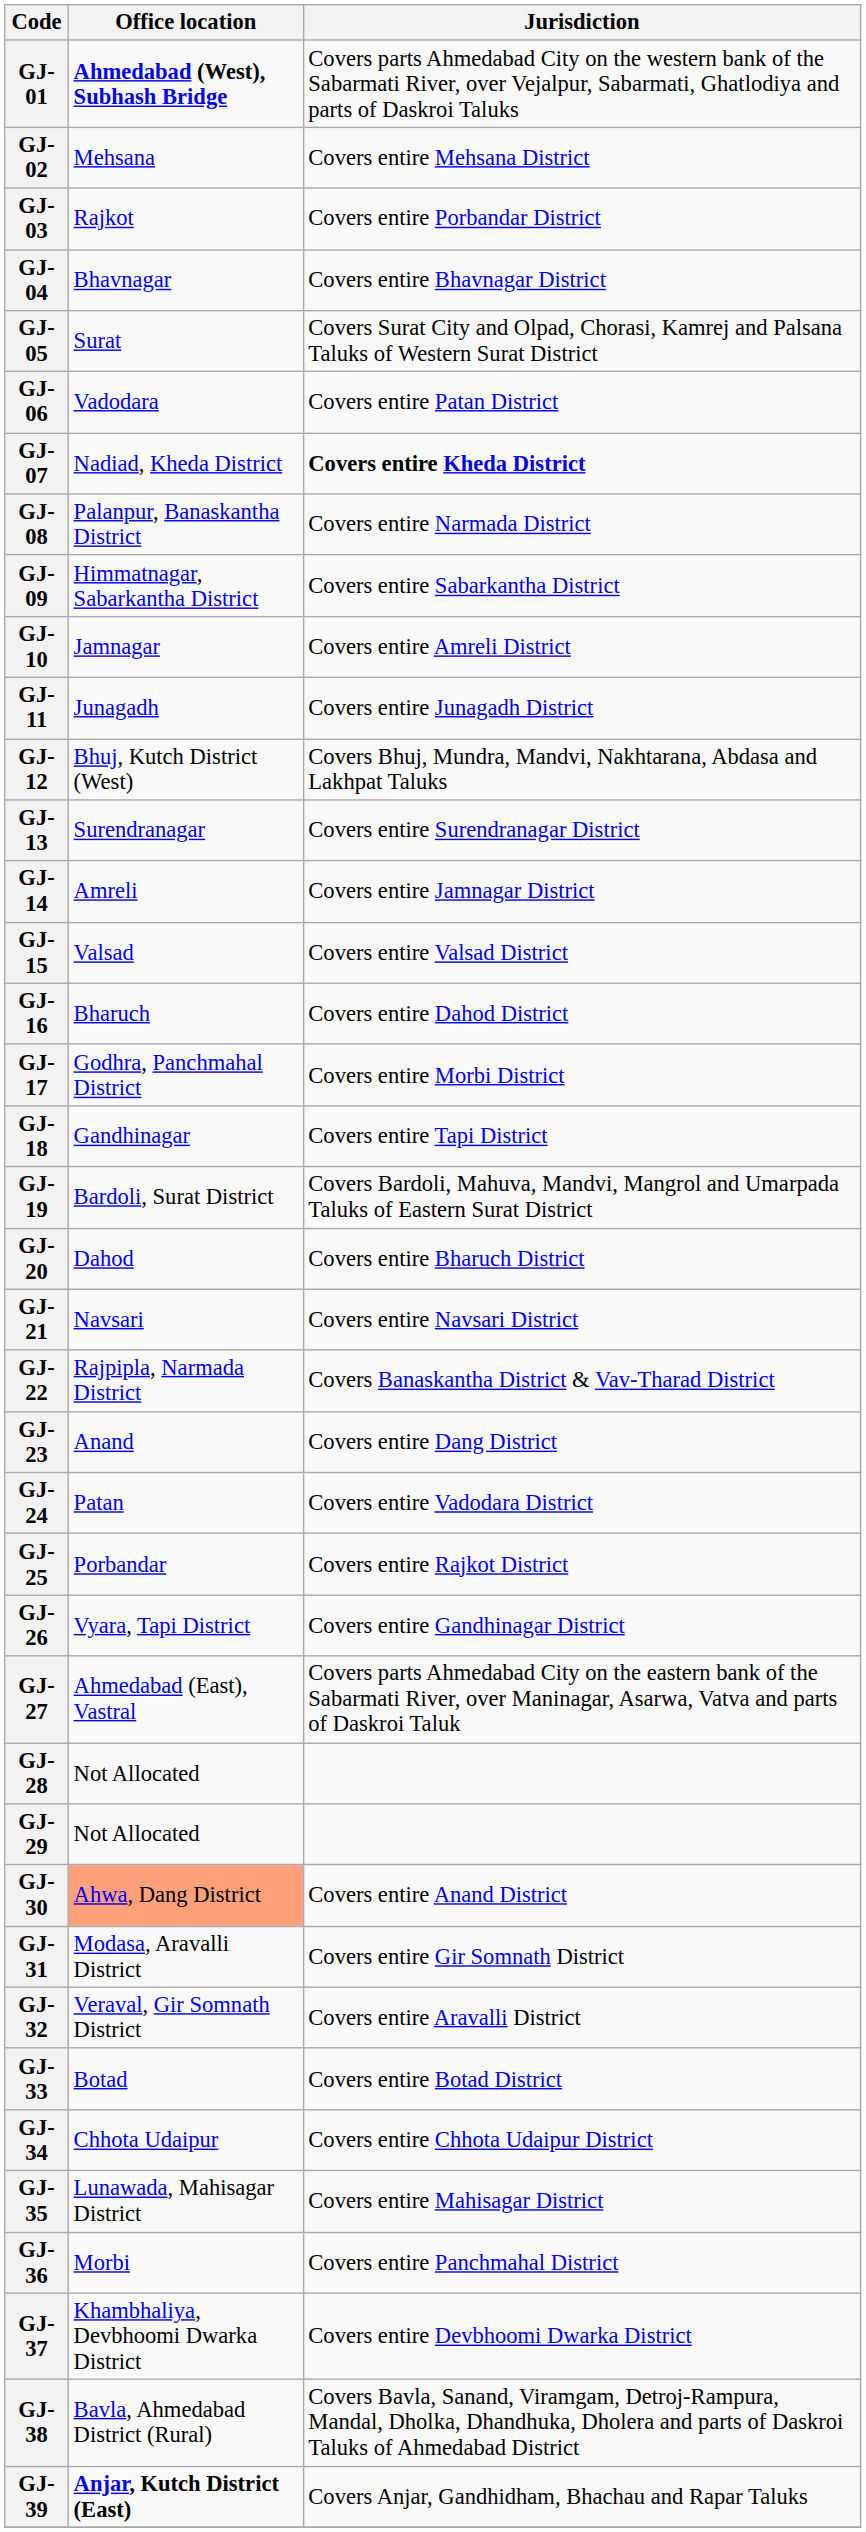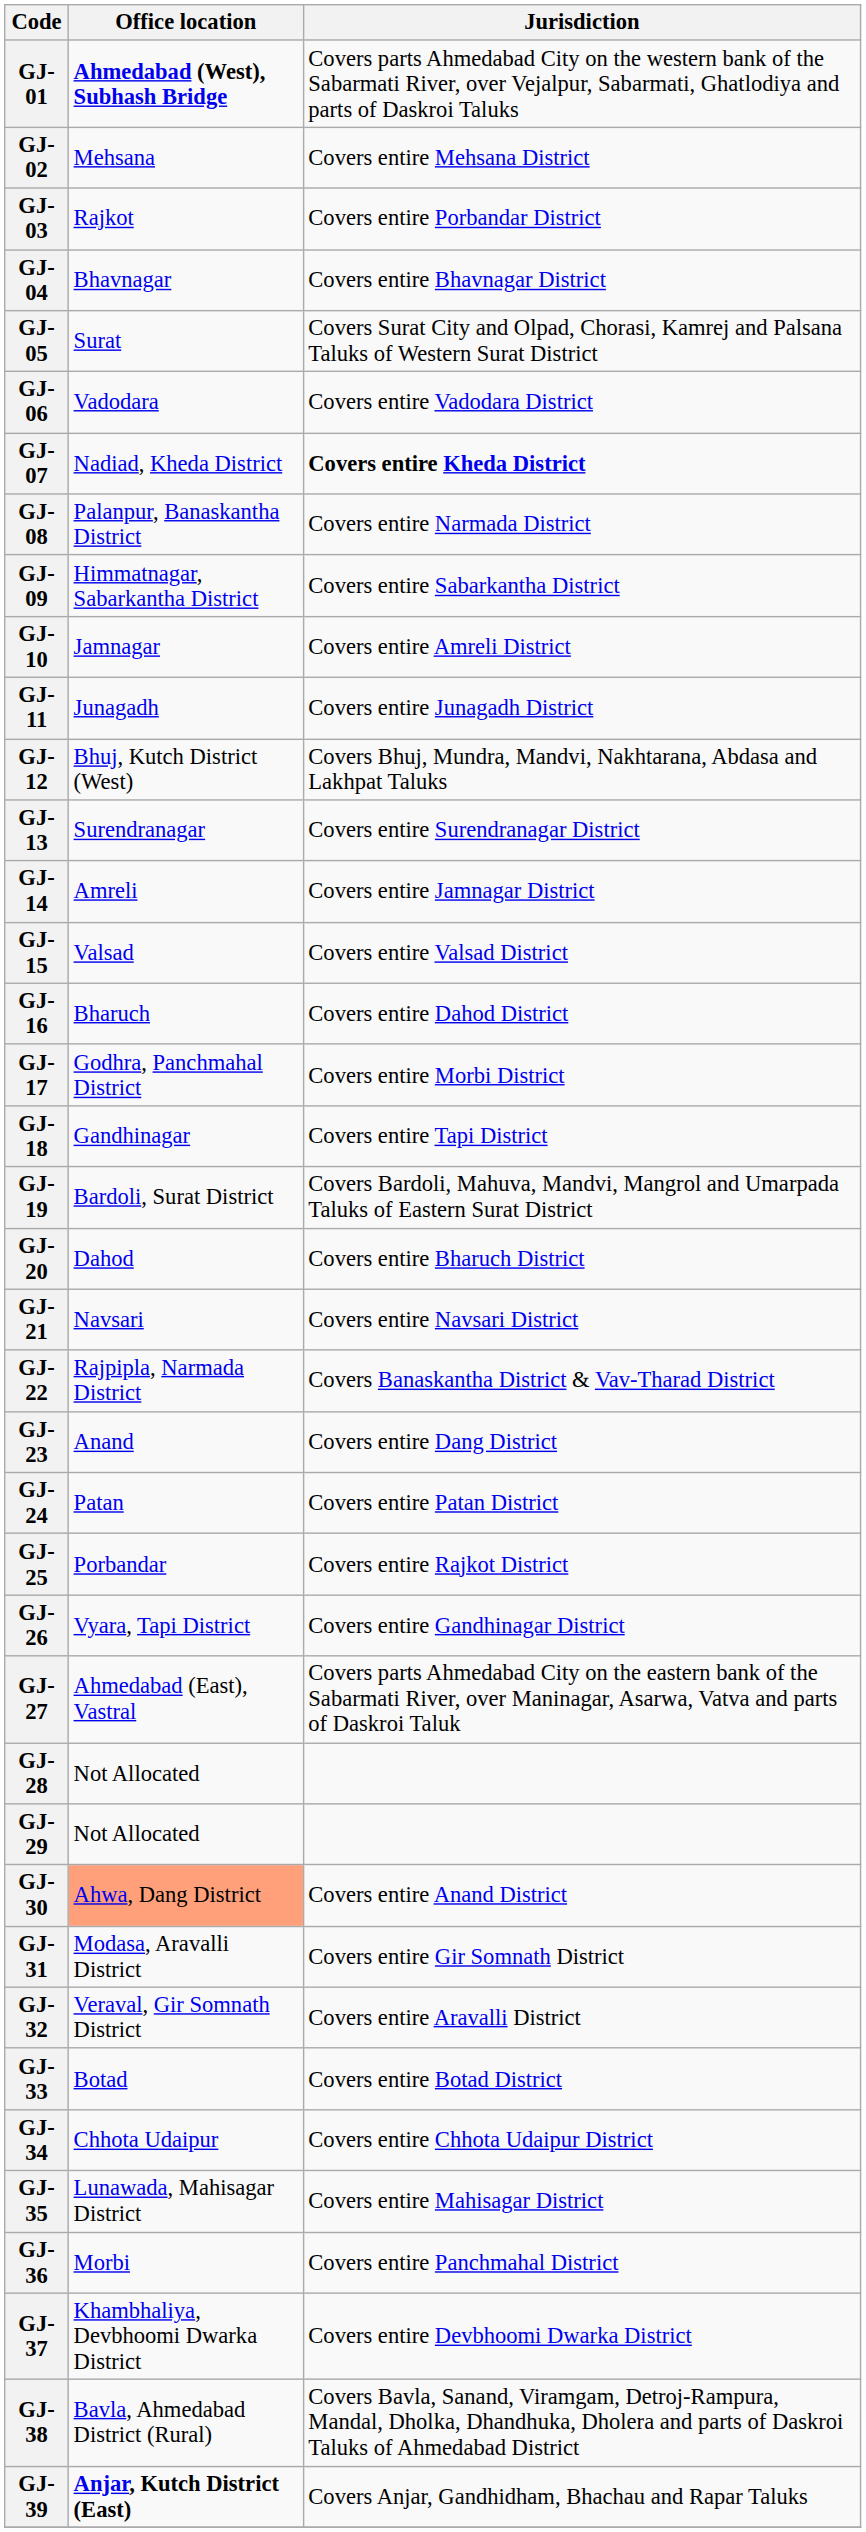(433, 402) Covers entire Patan District -> (451, 402) Covers entire Vadodara District
(451, 1502) Covers entire Vadodara District -> (433, 1502) Covers entire Patan District
